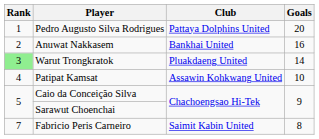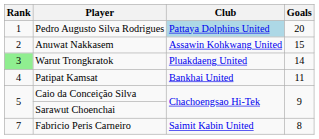(219, 28) no background -> (219, 28) lightblue background
(201, 45) Bankhai United -> (225, 45) Assawin Kohkwang United
(299, 45) 16 -> (299, 45) 15
(225, 77) Assawin Kohkwang United -> (201, 77) Bankhai United
(299, 77) 10 -> (299, 77) 11
